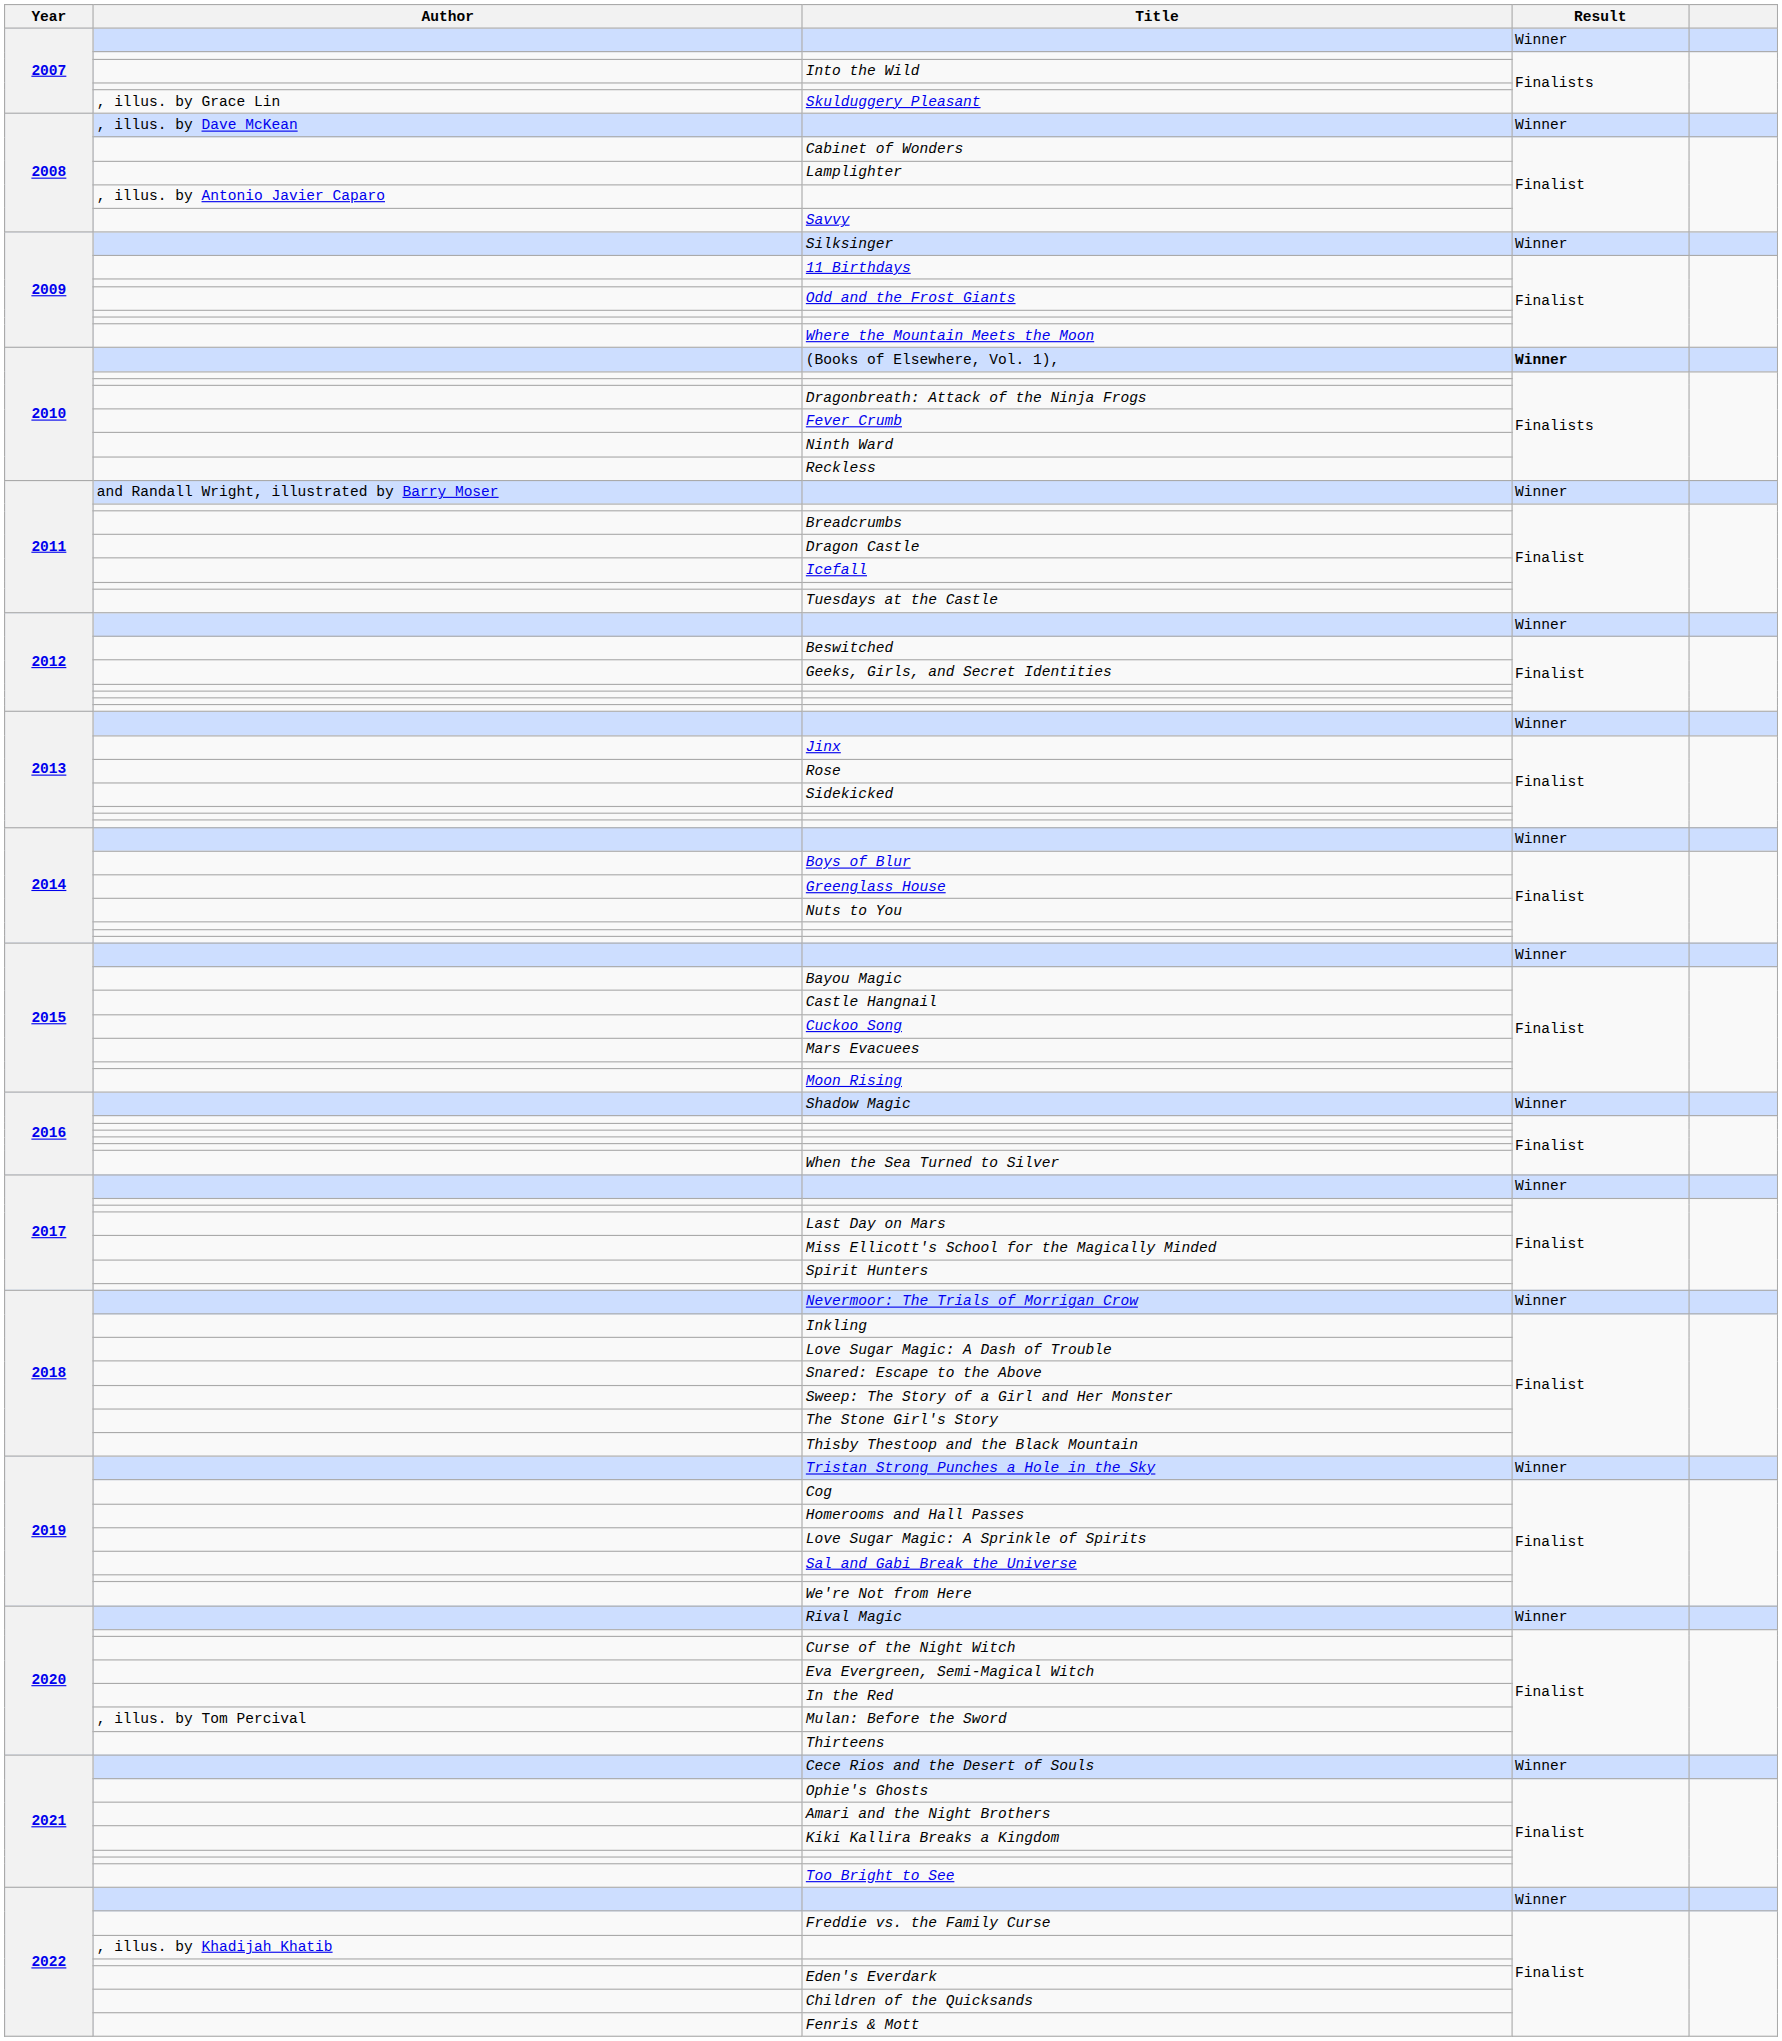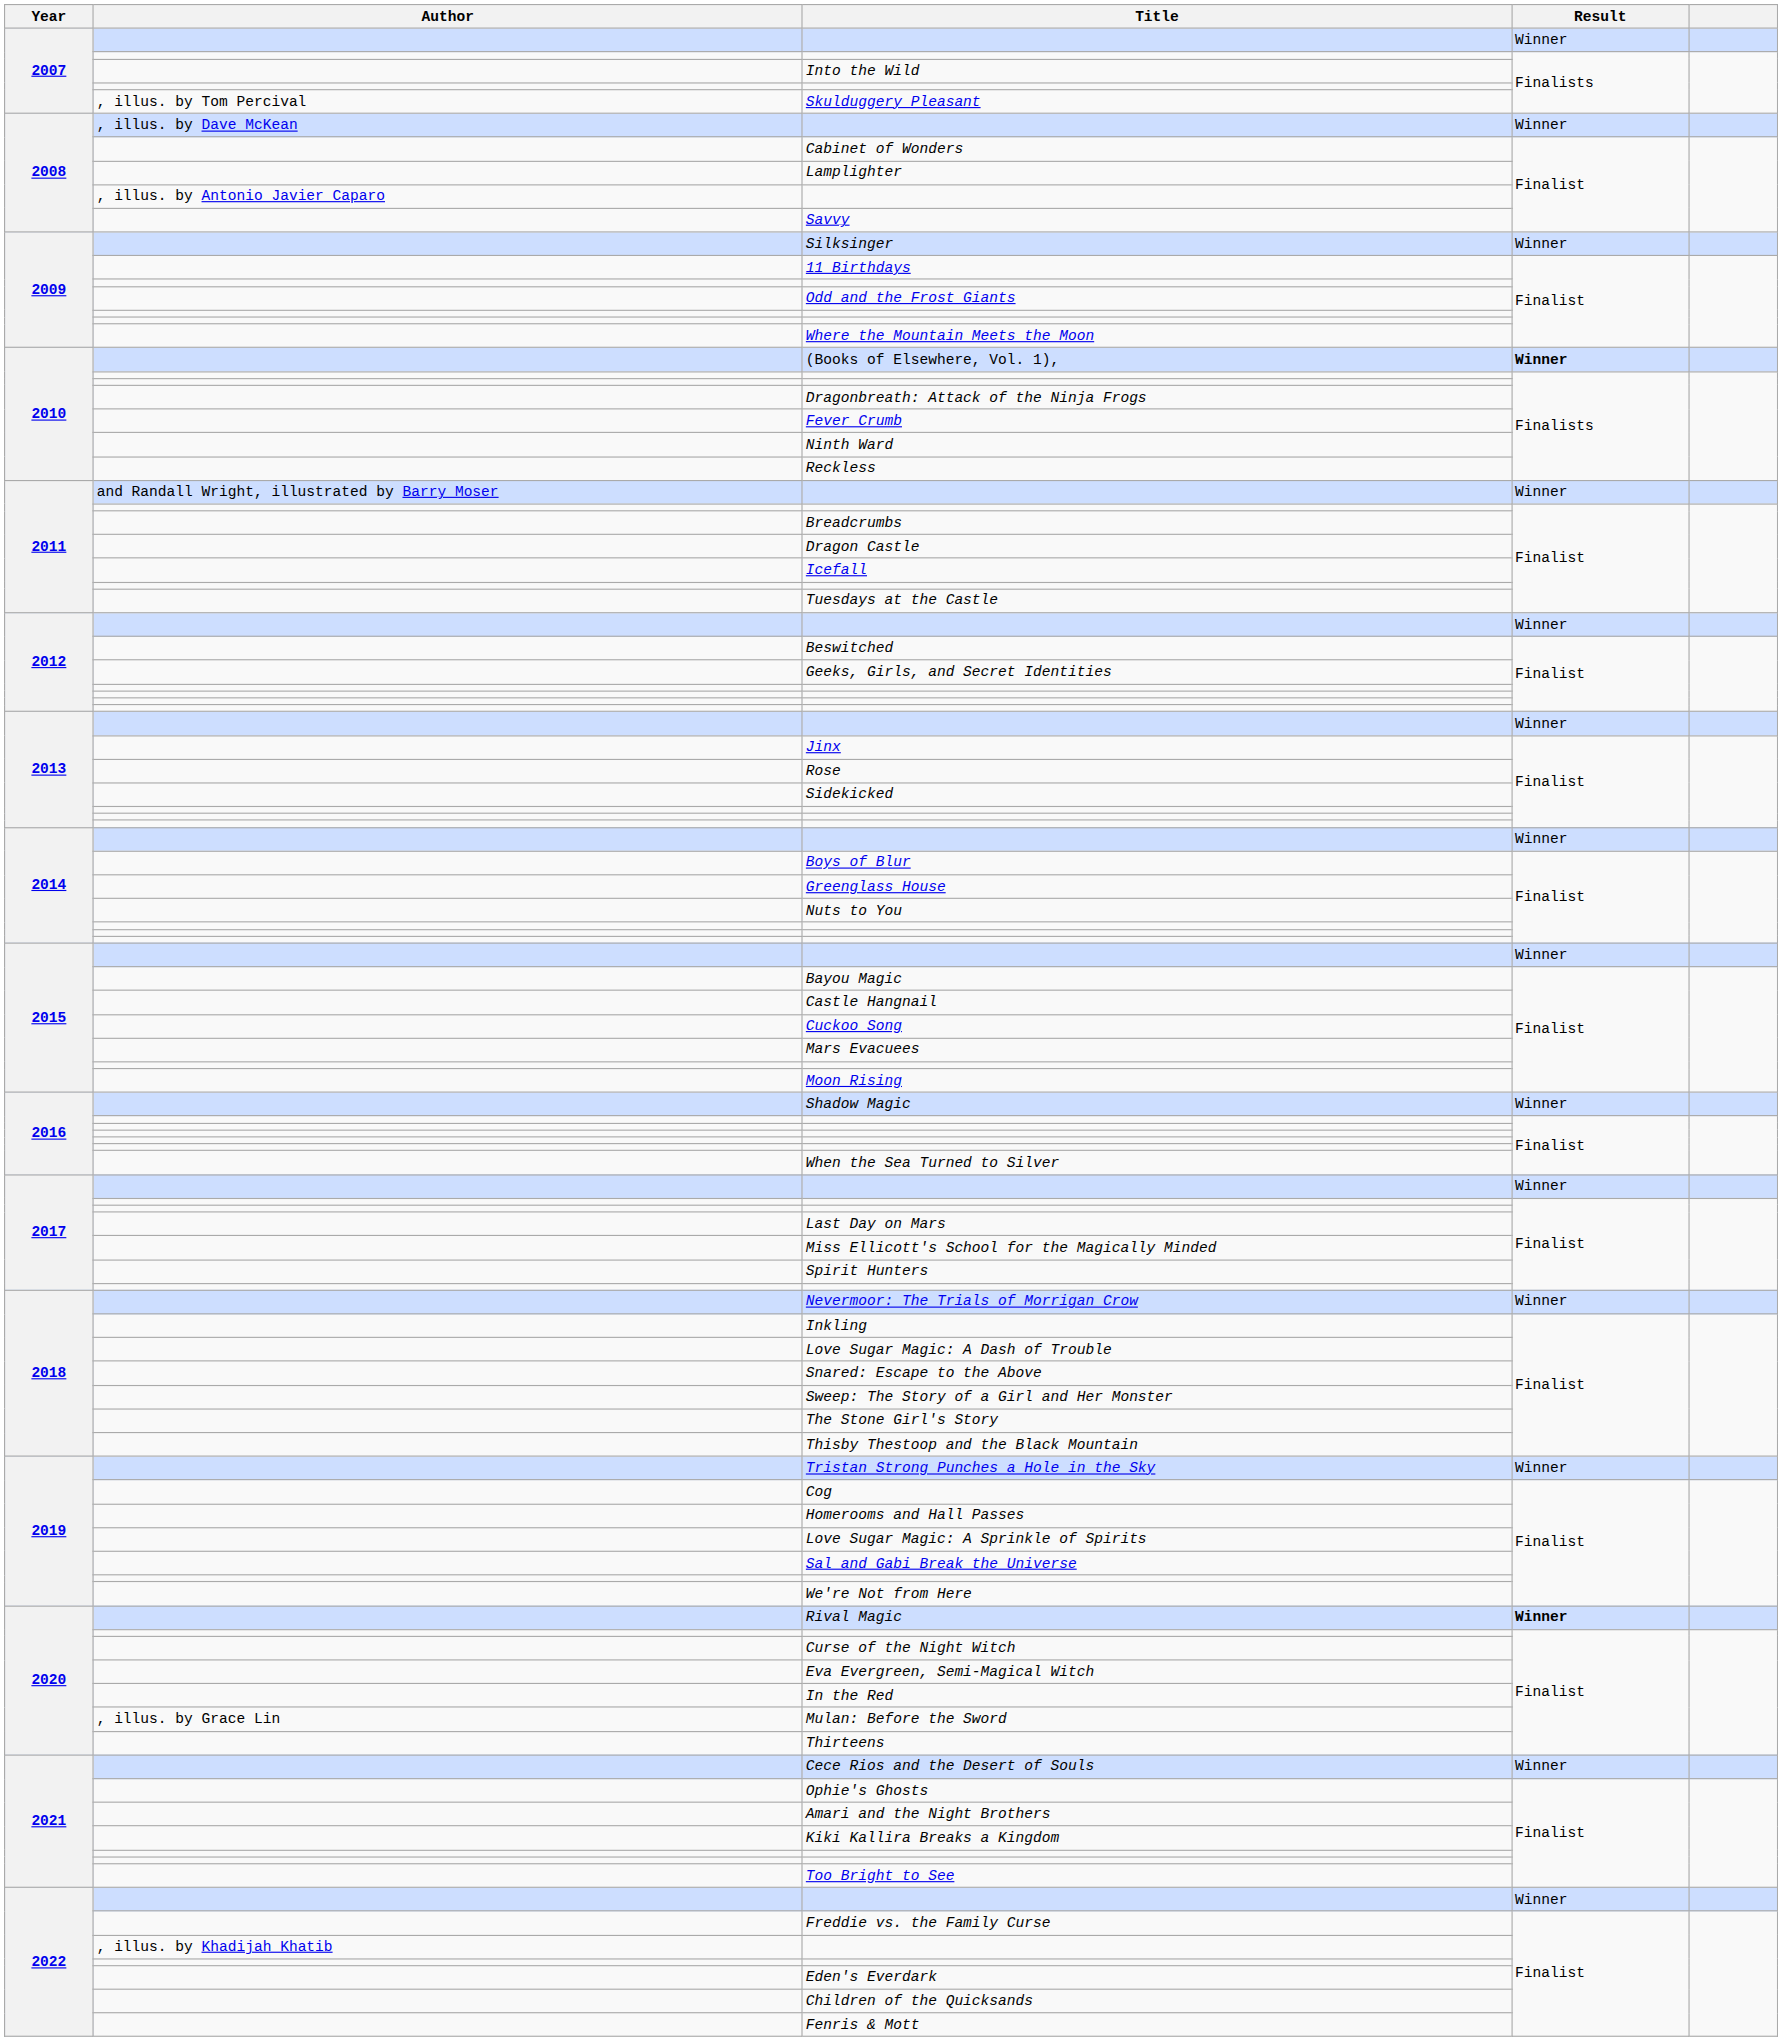(188, 101) , illus. by Grace Lin -> (202, 101) , illus. by Tom Percival
(1541, 1617) normal -> (1541, 1617) bold
(202, 1719) , illus. by Tom Percival -> (188, 1719) , illus. by Grace Lin
